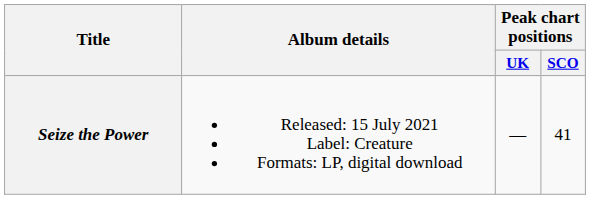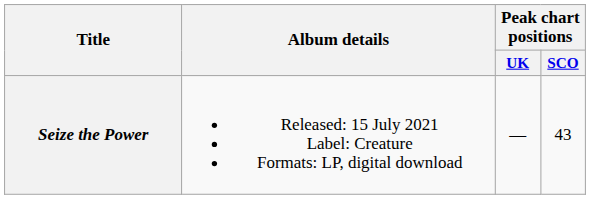(563, 134) 41 -> (563, 134) 43
